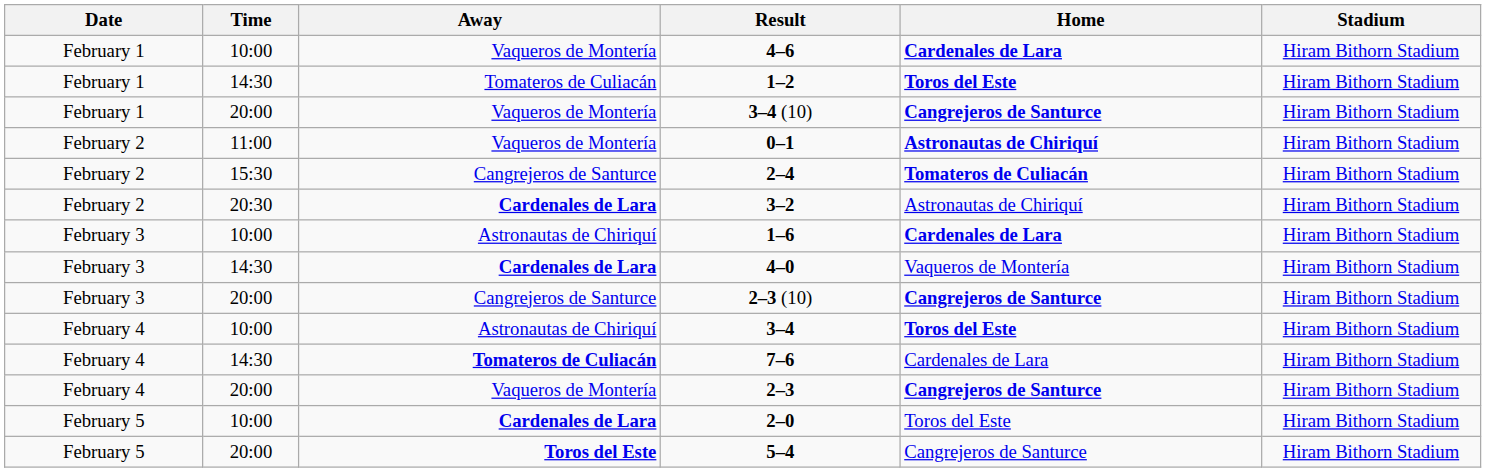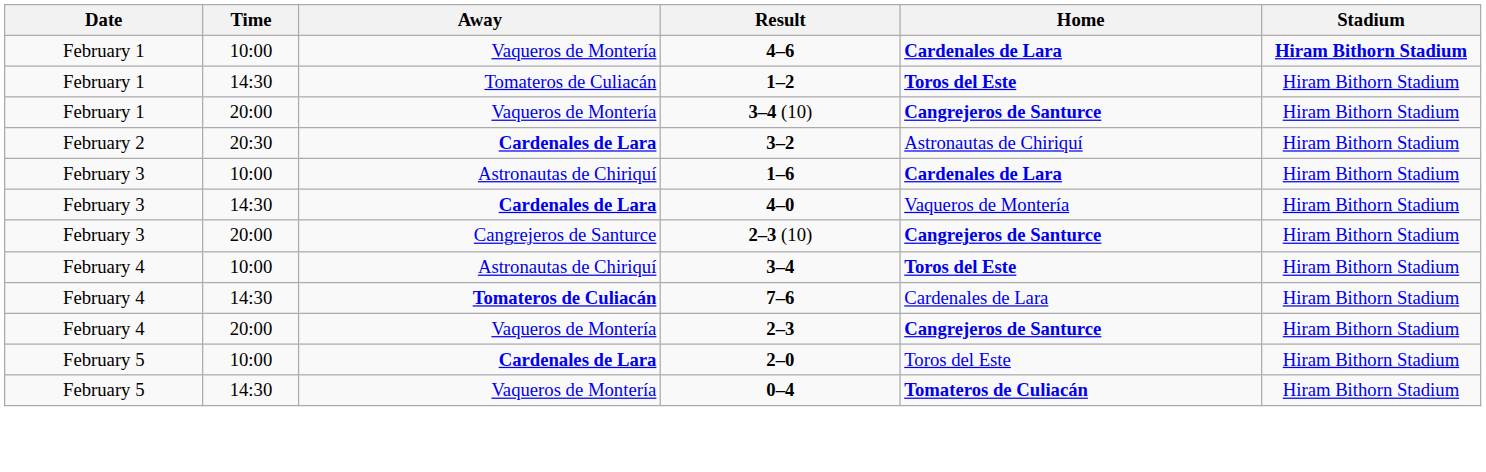(1371, 50) normal -> (1371, 50) bold
- row: (780, 143)
- row: (780, 174)
+ row: (780, 390)
- row: (780, 451)
